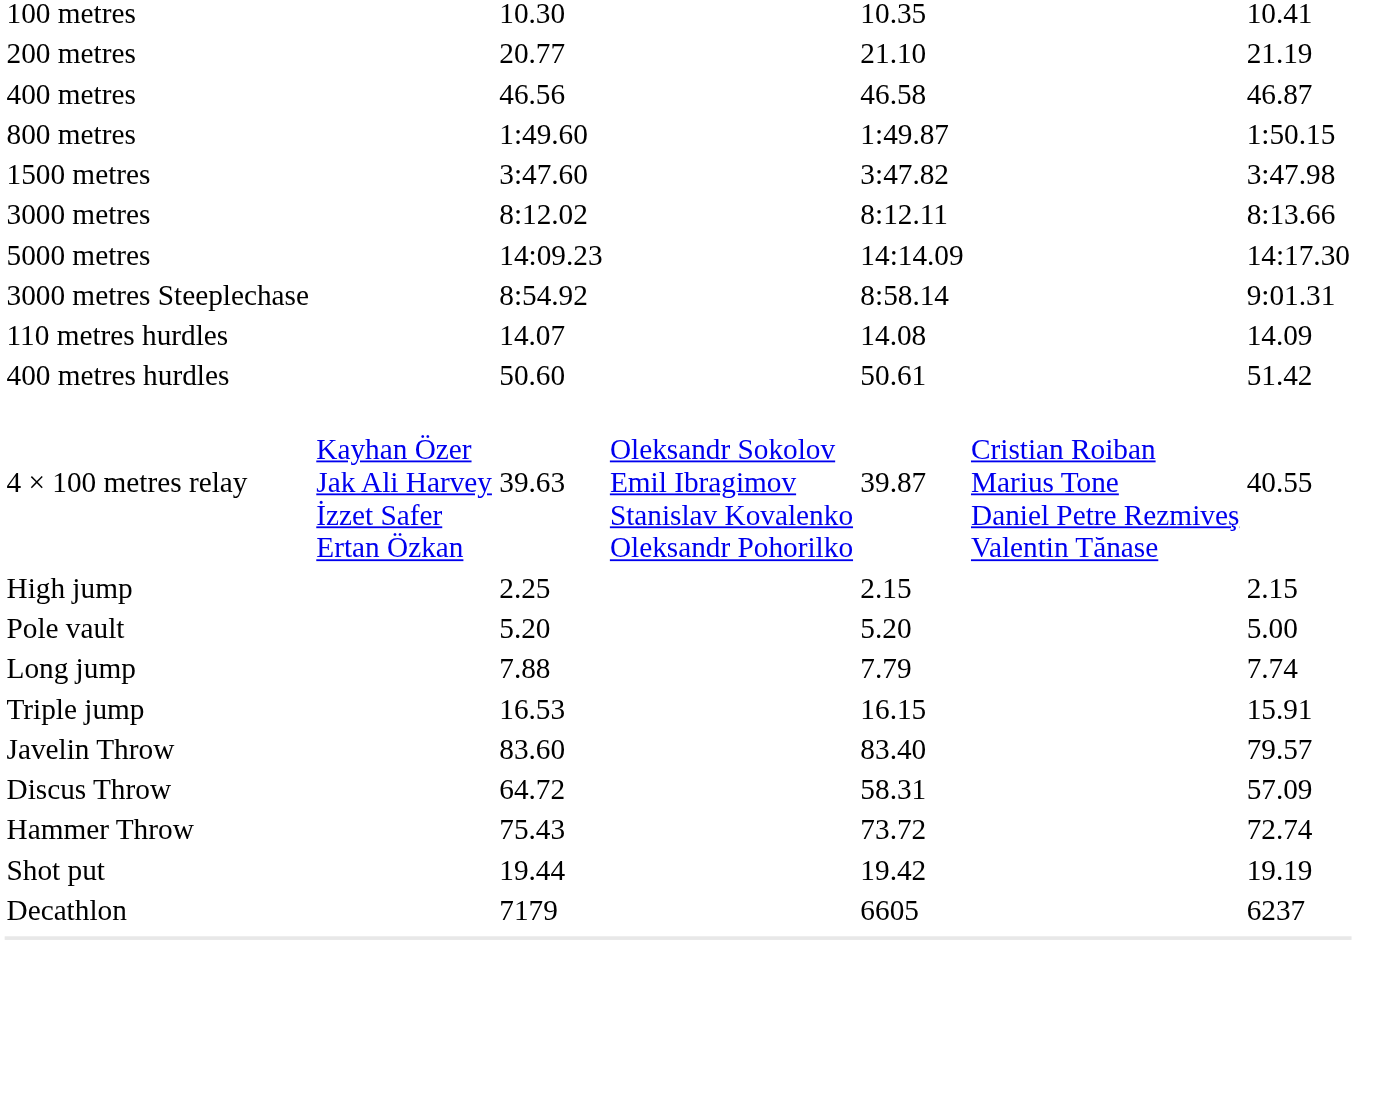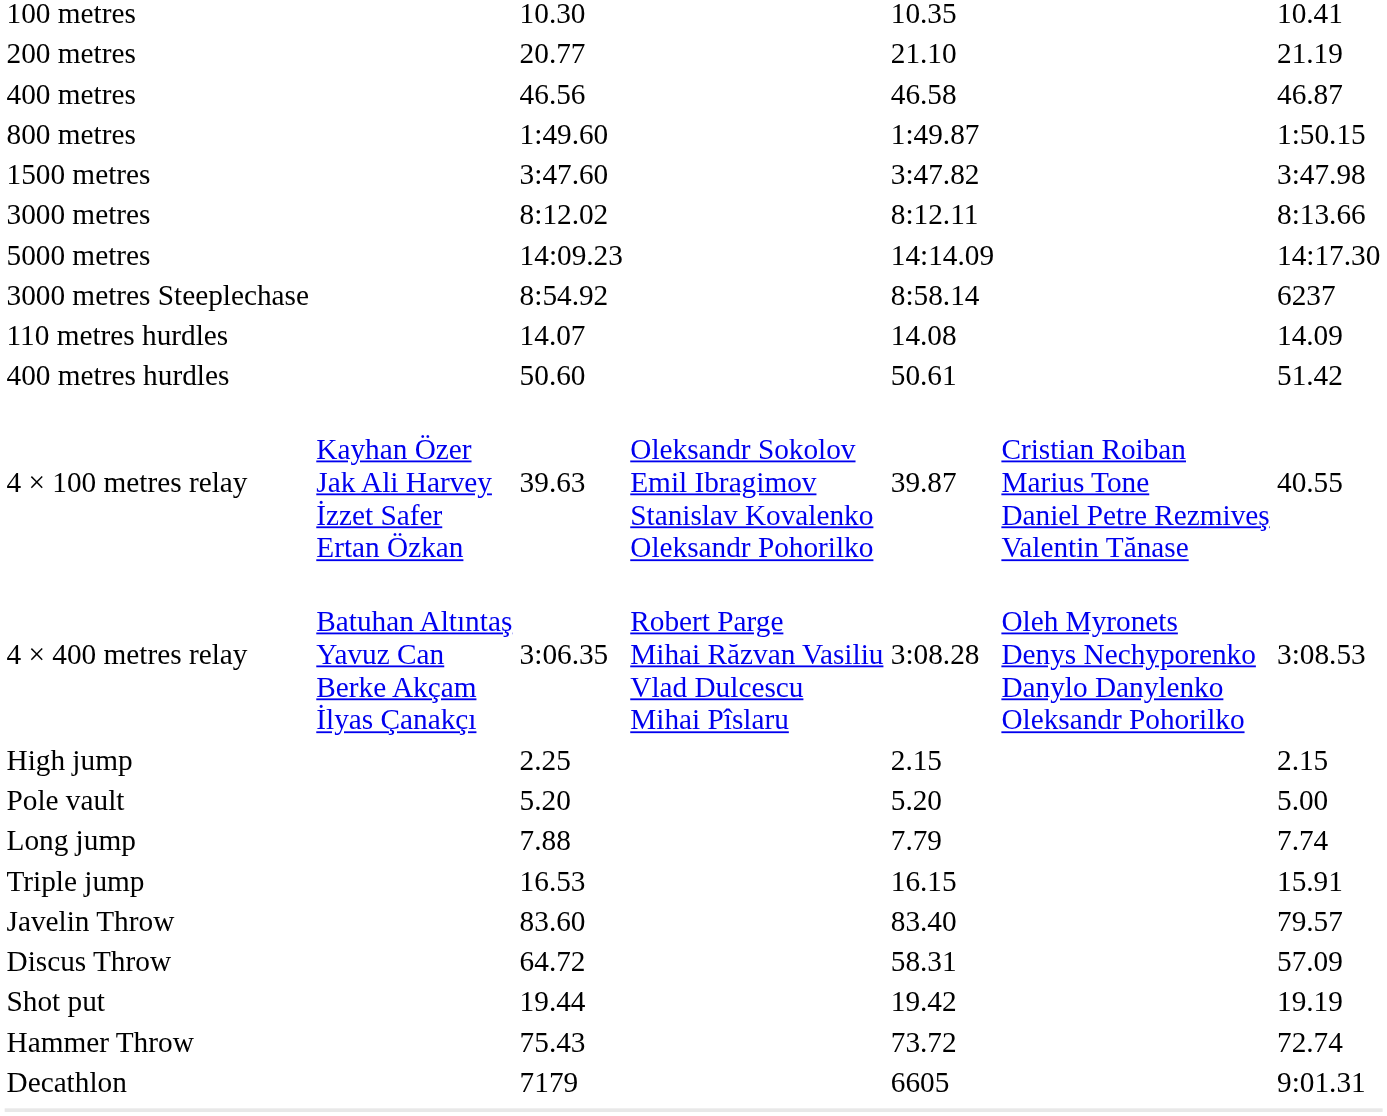(1291, 295) 9:01.31 -> (1306, 295) 6237
+ row: (127, 654)
rows swapped: (100, 829) <-> (56, 869)
(1276, 910) 6237 -> (1321, 1082) 9:01.31
